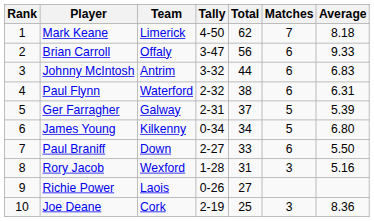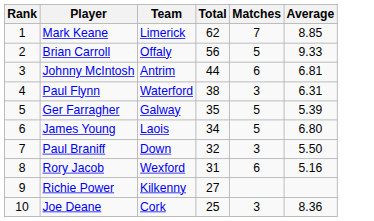- column: (212, 14)
(343, 33) 8.18 -> (310, 33) 8.85
(289, 52) 6 -> (257, 52) 5
(343, 71) 6.83 -> (310, 71) 6.81
(289, 91) 6 -> (257, 91) 3
(245, 110) 37 -> (213, 110) 35
(163, 129) Kilkenny -> (155, 129) Laois
(245, 149) 33 -> (213, 149) 32
(289, 149) 6 -> (257, 149) 3
(289, 168) 3 -> (257, 168) 6
(155, 187) Laois -> (163, 187) Kilkenny
